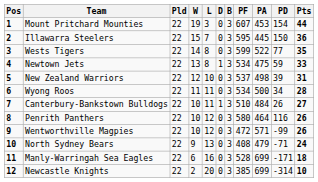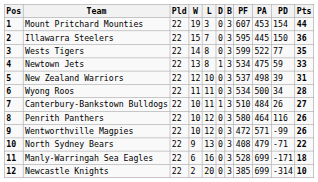(302, 144) 24 -> (302, 144) 22
